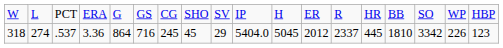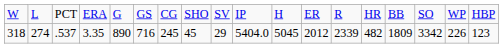(93, 33) 3.36 -> (93, 33) 3.35
(122, 33) 864 -> (122, 33) 890
(346, 33) 2337 -> (346, 33) 2339
(373, 33) 445 -> (373, 33) 482
(400, 33) 1810 -> (400, 33) 1809
